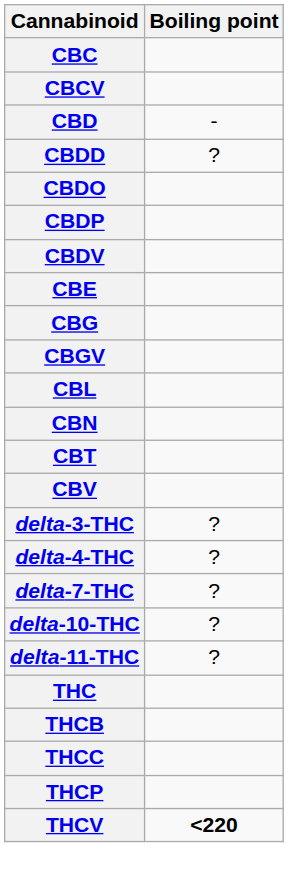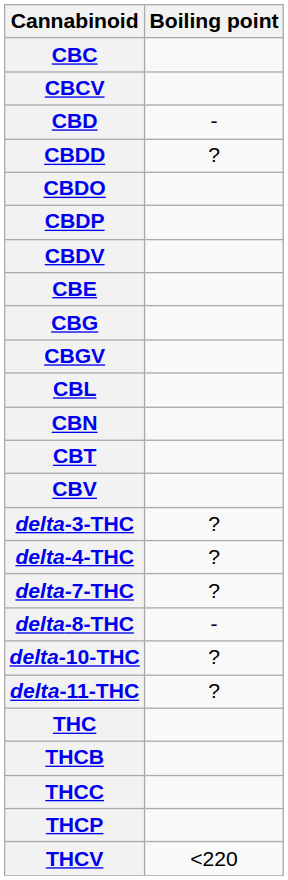+ row: (75, 624)
(214, 825) bold -> (214, 858) normal
